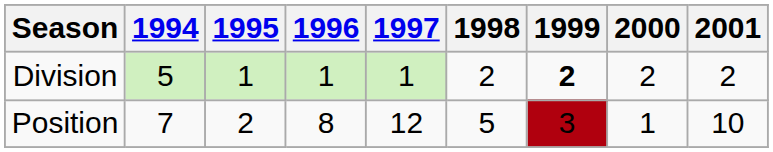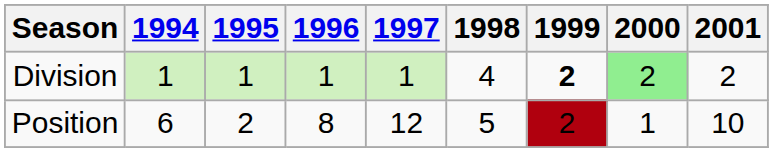(165, 75) 5 -> (165, 75) 1
(487, 75) 2 -> (487, 75) 4
(647, 75) no background -> (647, 75) lightgreen background
(165, 123) 7 -> (165, 123) 6
(567, 123) 3 -> (567, 123) 2
